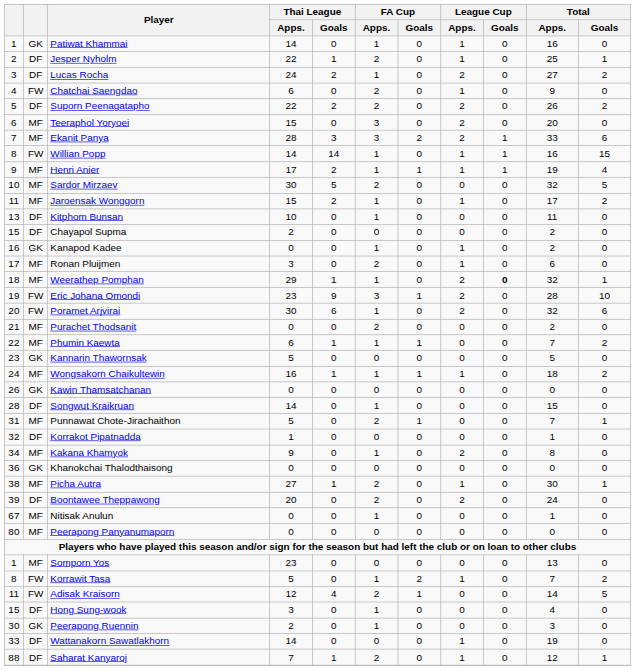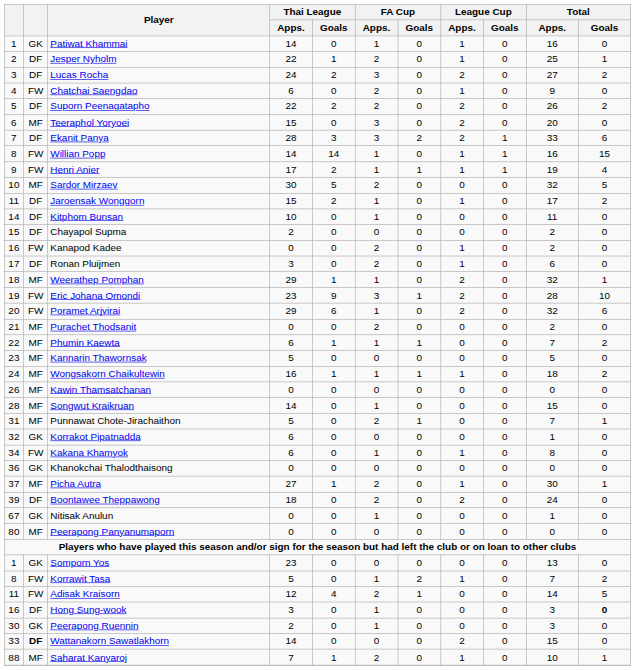(376, 75) 1 -> (376, 75) 3
(36, 138) MF -> (36, 138) DF
(36, 169) MF -> (36, 169) FW
(36, 201) MF -> (36, 201) DF
(14, 216) 13 -> (14, 216) 14
(36, 248) GK -> (36, 248) FW
(376, 248) 1 -> (376, 248) 2
(36, 264) MF -> (36, 264) DF
(505, 279) bold -> (505, 279) normal
(291, 311) 30 -> (291, 311) 29
(36, 358) GK -> (36, 358) MF
(36, 389) GK -> (36, 389) MF
(36, 405) DF -> (36, 405) MF
(36, 437) DF -> (36, 437) GK
(291, 437) 1 -> (291, 437) 6
(36, 452) MF -> (36, 452) FW
(291, 452) 9 -> (291, 452) 6
(462, 452) 2 -> (462, 452) 1
(14, 484) 38 -> (14, 484) 37
(291, 500) 20 -> (291, 500) 18
(36, 515) MF -> (36, 515) GK
(36, 563) MF -> (36, 563) GK
(14, 610) 15 -> (14, 610) 16
(552, 610) 4 -> (552, 610) 3
(604, 610) normal -> (604, 610) bold
(36, 641) normal -> (36, 641) bold
(462, 641) 1 -> (462, 641) 2
(552, 641) 19 -> (552, 641) 15
(36, 657) DF -> (36, 657) MF
(552, 657) 12 -> (552, 657) 10
